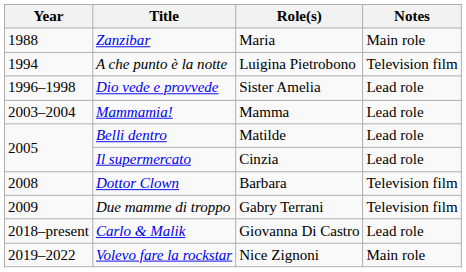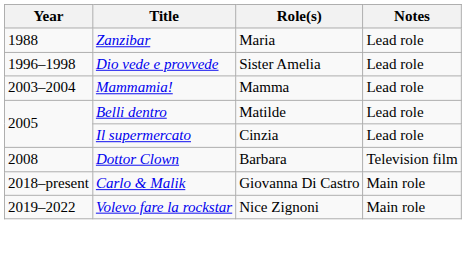(396, 40) Main role -> (395, 40) Lead role
- row: (162, 64)
- row: (163, 207)
(395, 231) Lead role -> (396, 183) Main role
